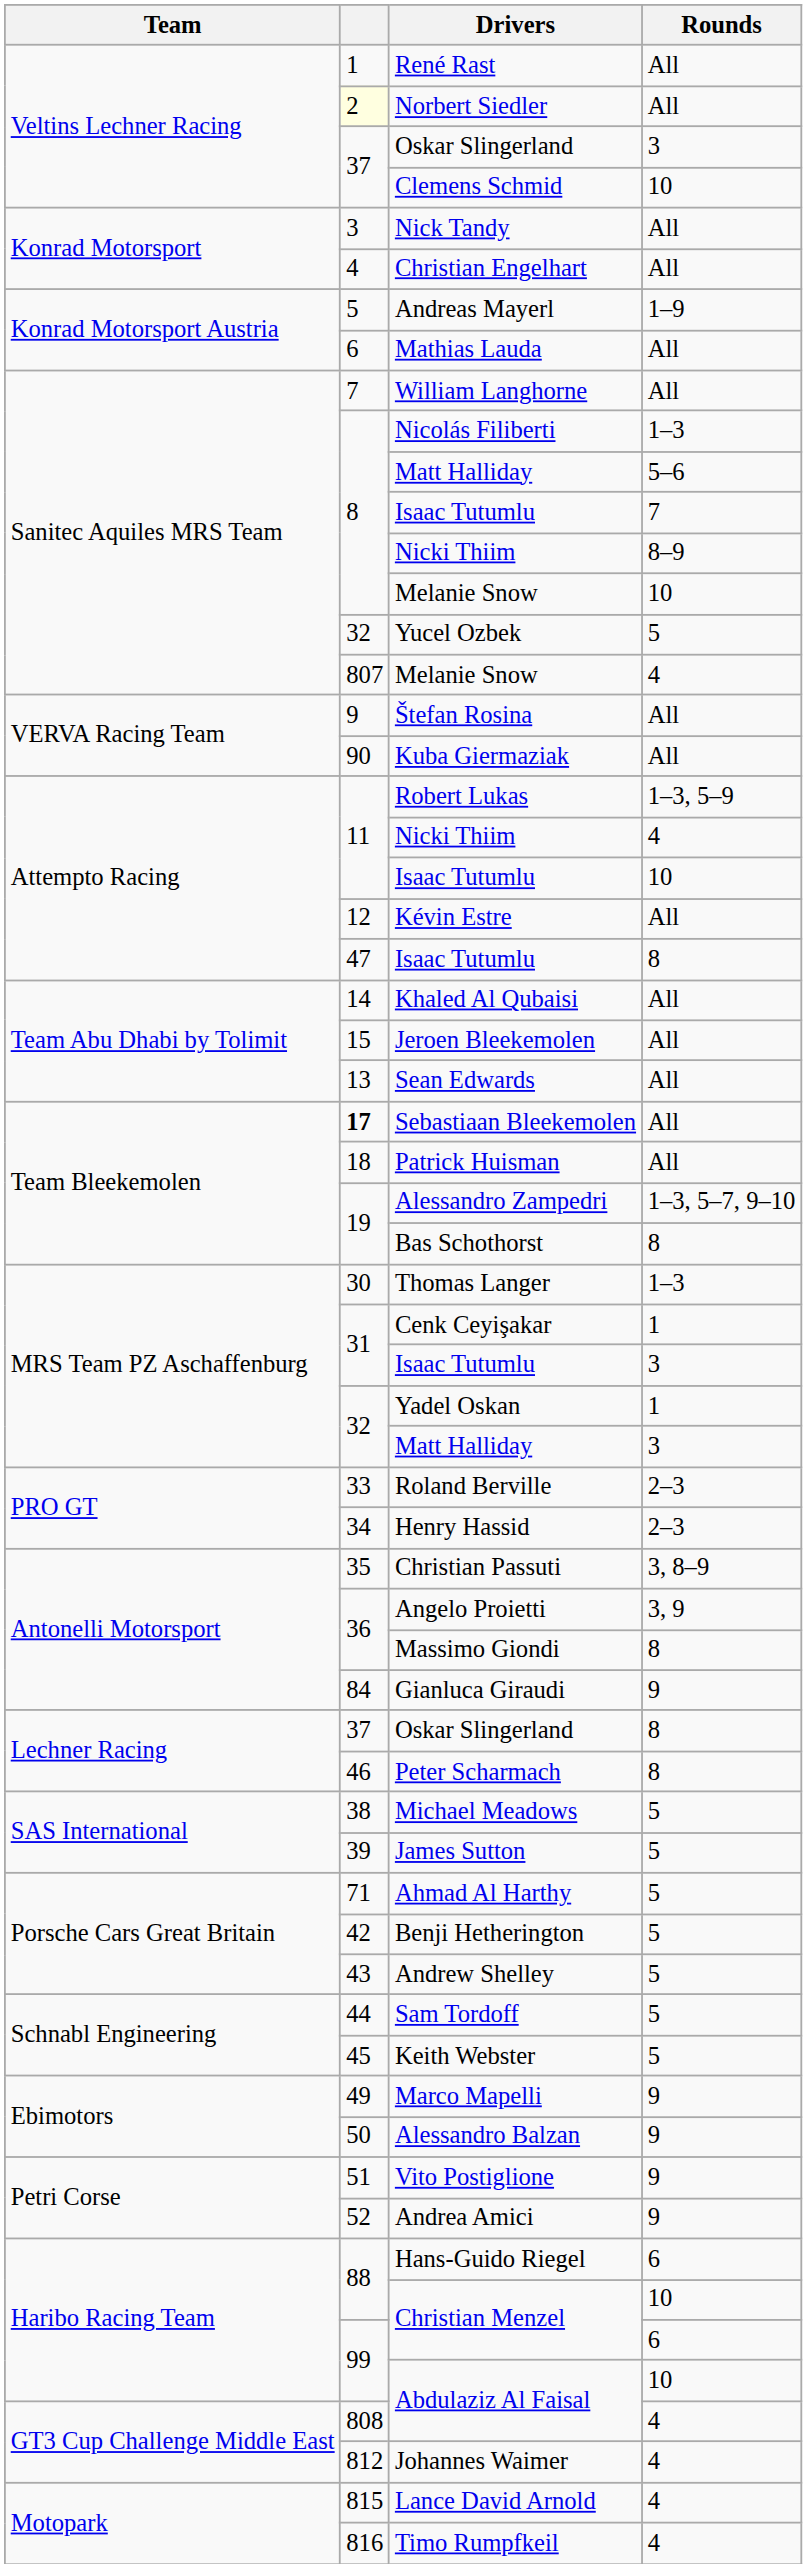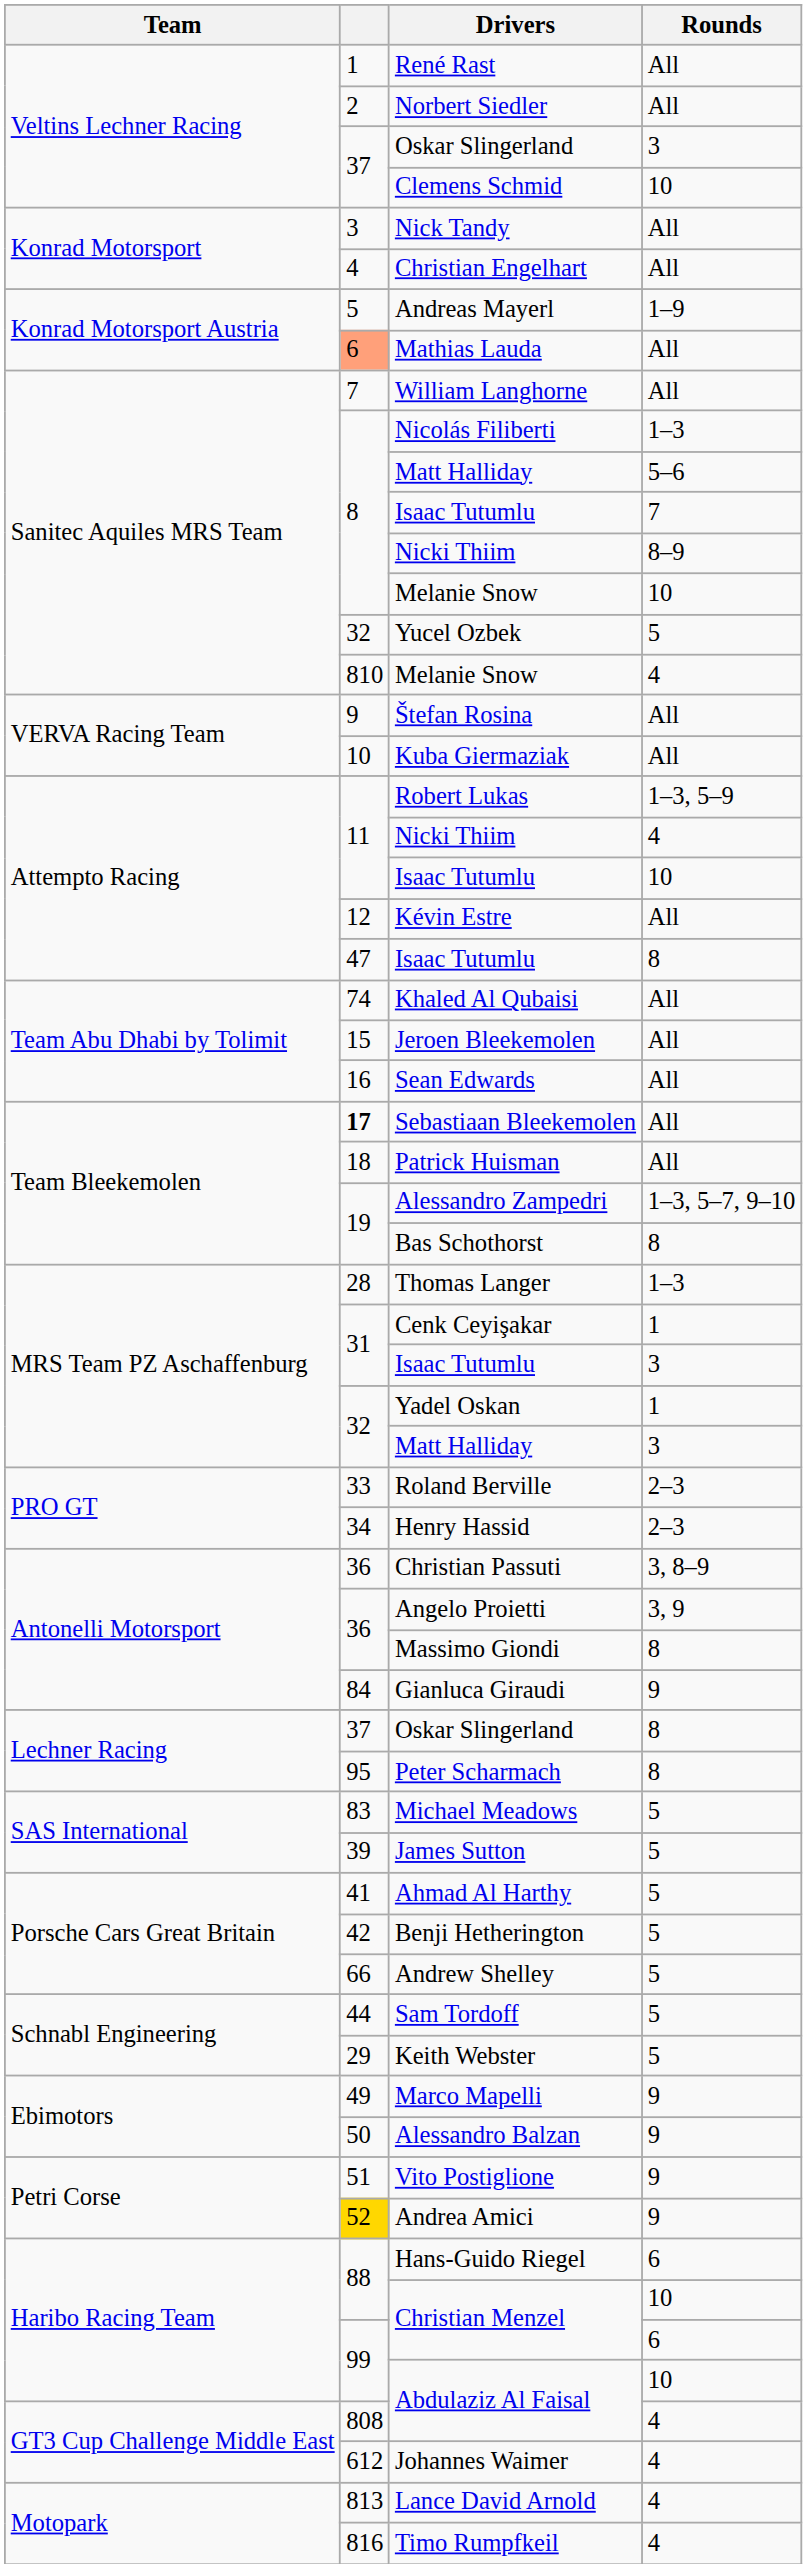(352, 105) lightyellow background -> (352, 105) no background
(352, 349) no background -> (352, 349) lightsalmon background
(365, 674) 807 -> (365, 674) 810
(359, 755) 90 -> (359, 755) 10
(359, 999) 14 -> (359, 999) 74
(359, 1080) 13 -> (359, 1080) 16
(359, 1283) 30 -> (359, 1283) 28
(359, 1567) 35 -> (359, 1567) 36
(359, 1770) 46 -> (359, 1770) 95
(359, 1811) 38 -> (359, 1811) 83
(359, 1892) 71 -> (359, 1892) 41
(359, 1973) 43 -> (359, 1973) 66
(359, 2054) 45 -> (359, 2054) 29
(359, 2217) no background -> (359, 2217) gold background
(365, 2461) 812 -> (365, 2461) 612
(365, 2501) 815 -> (365, 2501) 813
